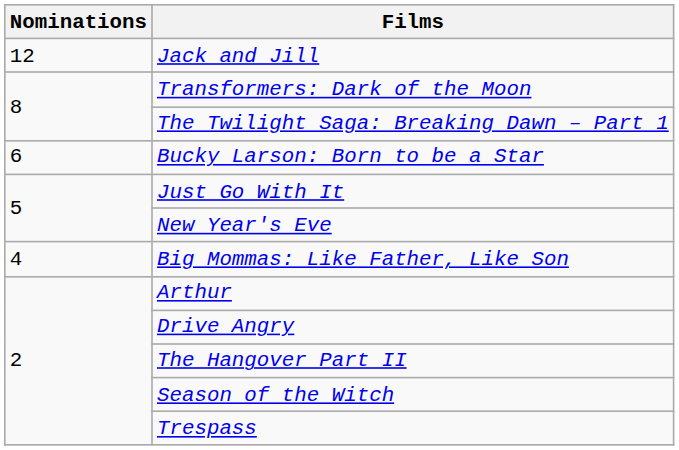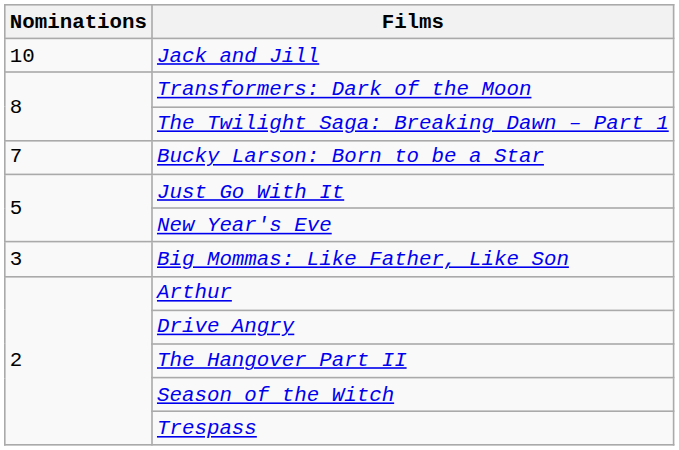(22, 56) 12 -> (22, 56) 10
(16, 157) 6 -> (16, 157) 7
(16, 259) 4 -> (16, 259) 3
